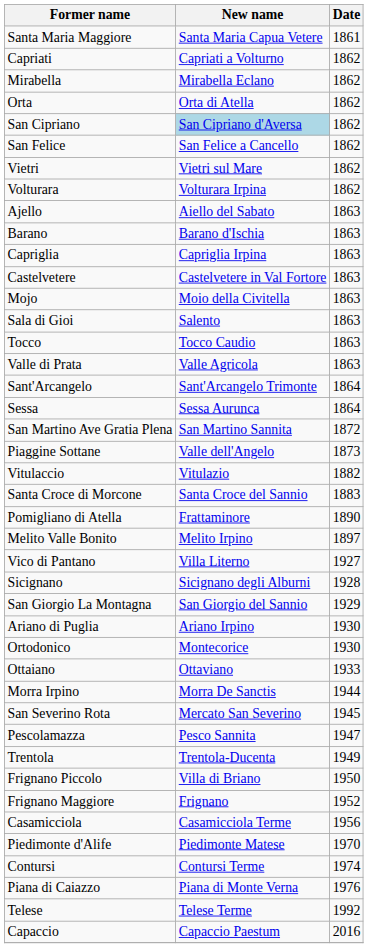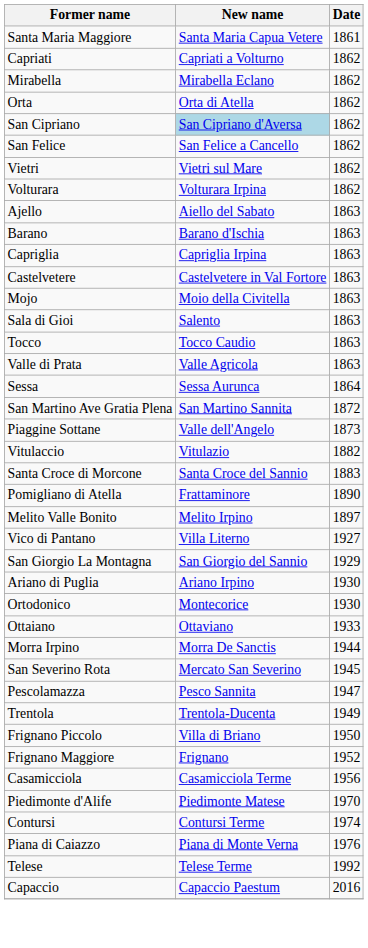- row: (50, 386)
- row: (35, 582)
